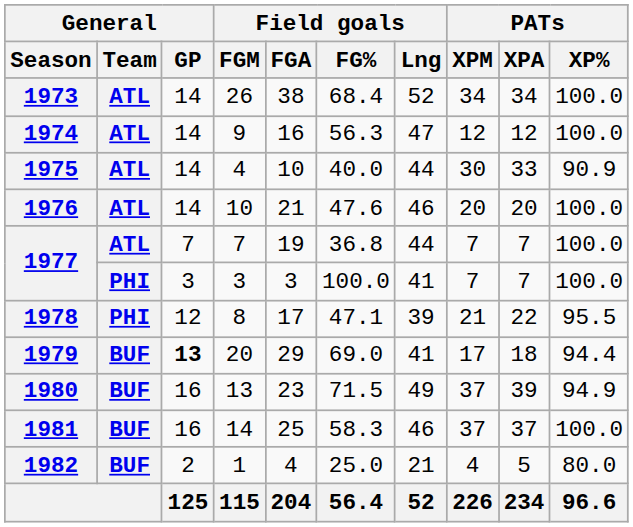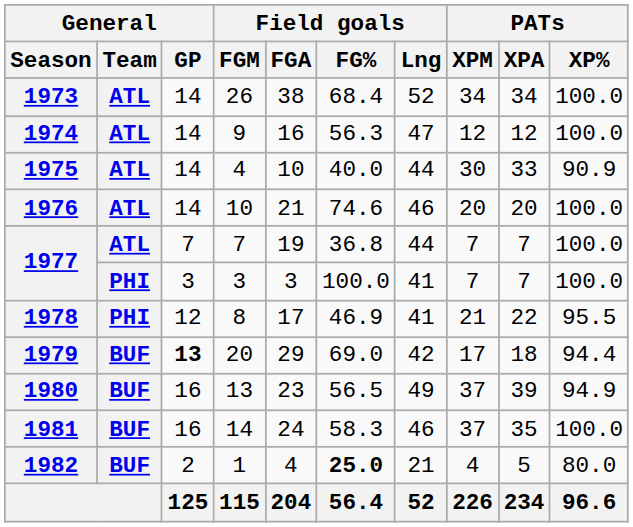(356, 208) 47.6 -> (356, 208) 74.6
(356, 318) 47.1 -> (356, 318) 46.9
(421, 318) 39 -> (421, 318) 41
(421, 355) 41 -> (421, 355) 42
(356, 392) 71.5 -> (356, 392) 56.5
(291, 429) 25 -> (291, 429) 24
(524, 429) 37 -> (524, 429) 35
(356, 466) normal -> (356, 466) bold
